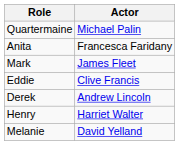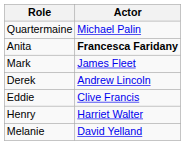(125, 47) normal -> (128, 47) bold
rows swapped: (21, 81) <-> (21, 98)
